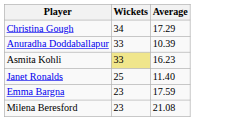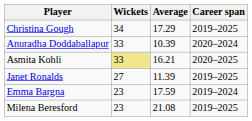+ column: (219, 12)
(164, 60) 16.23 -> (164, 60) 16.21
(118, 76) 25 -> (118, 76) 27
(164, 76) 11.40 -> (164, 76) 11.39
